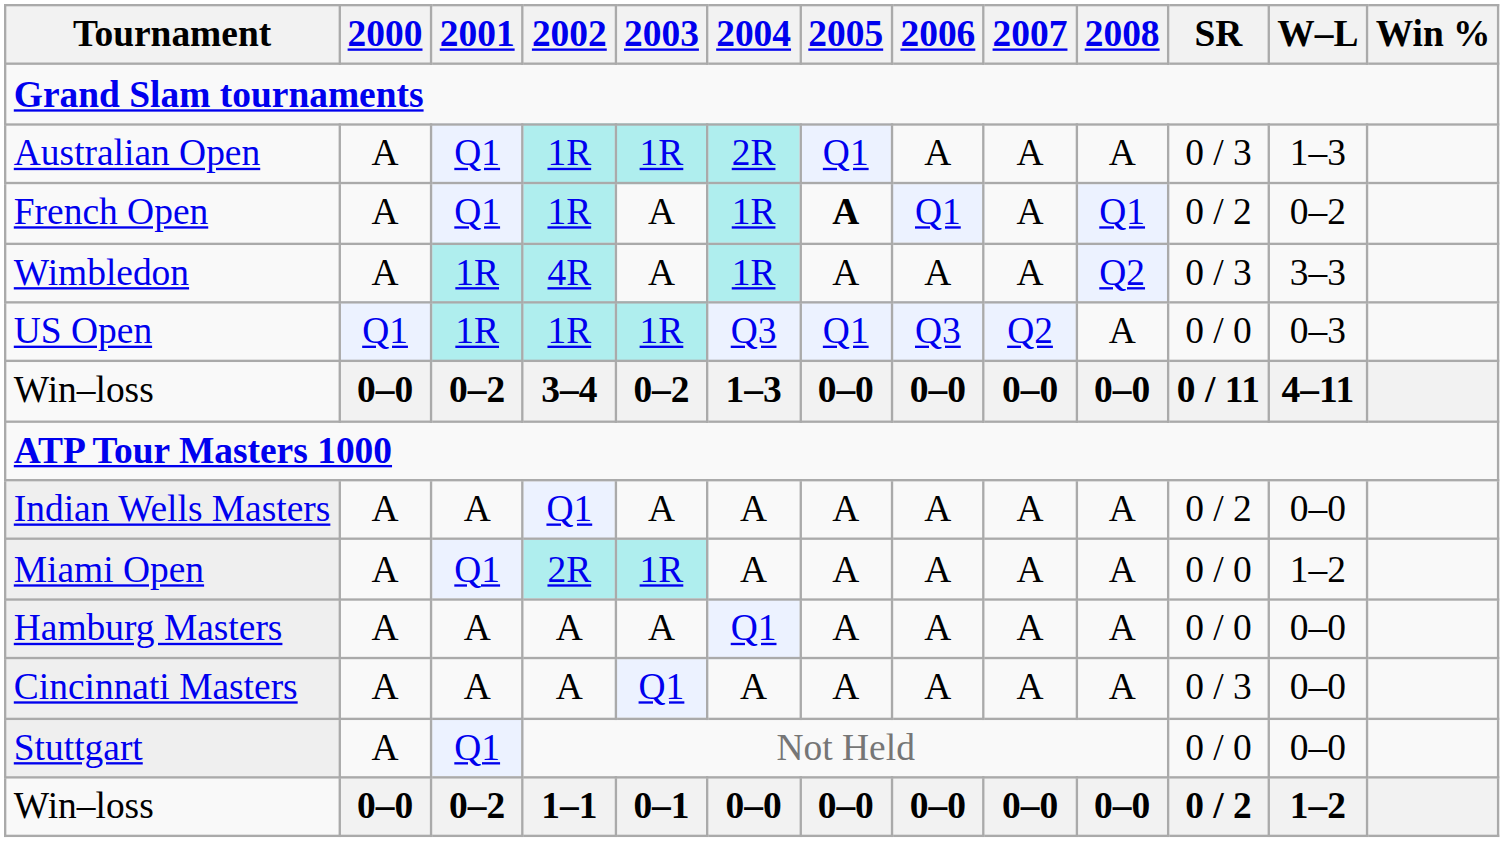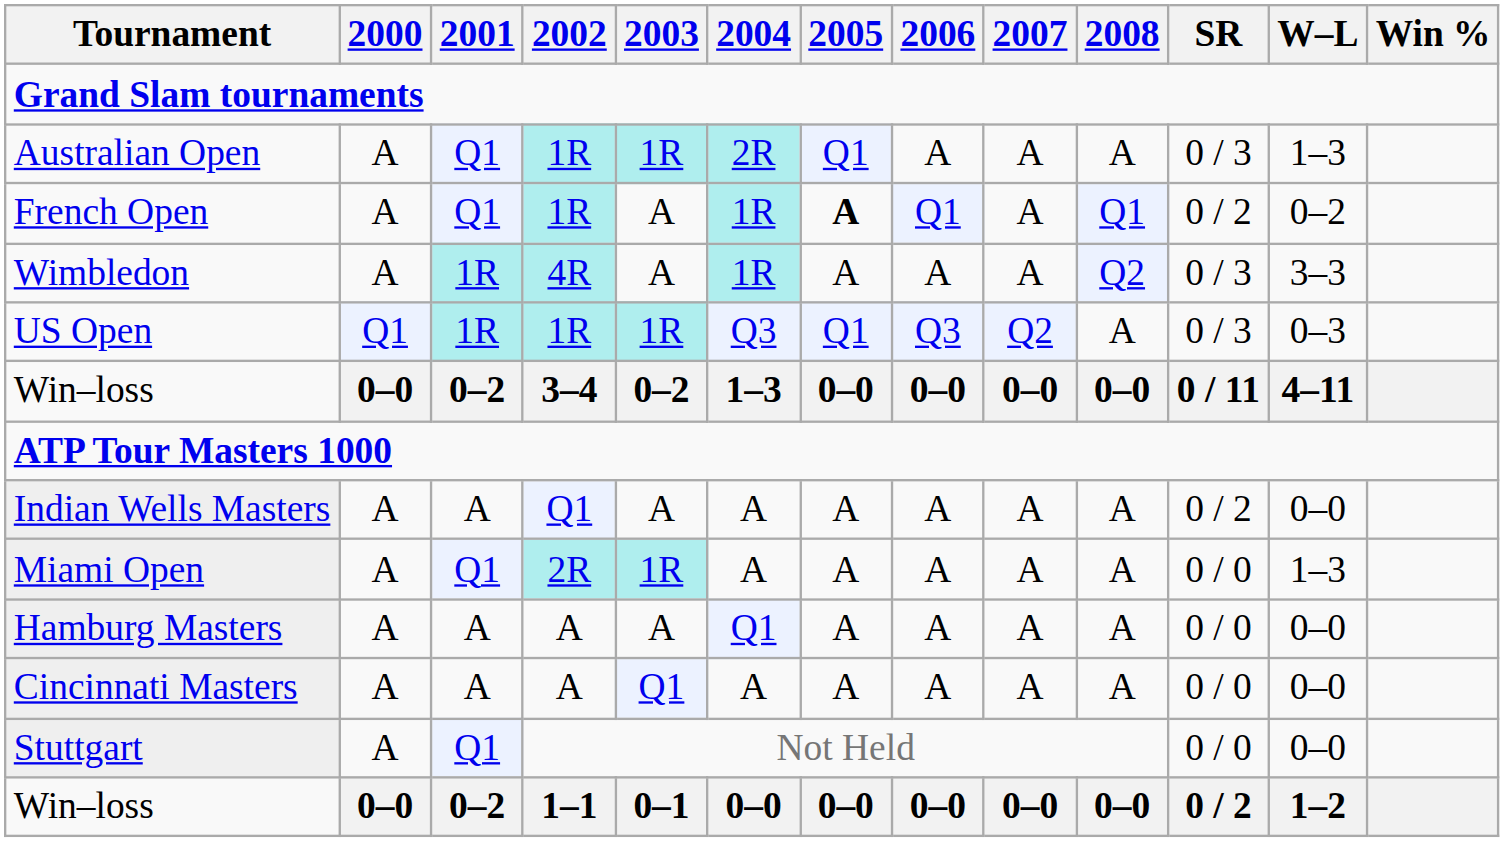(1218, 331) 0 / 0 -> (1218, 331) 0 / 3
(1318, 568) 1–2 -> (1318, 568) 1–3
(1218, 687) 0 / 3 -> (1218, 687) 0 / 0
